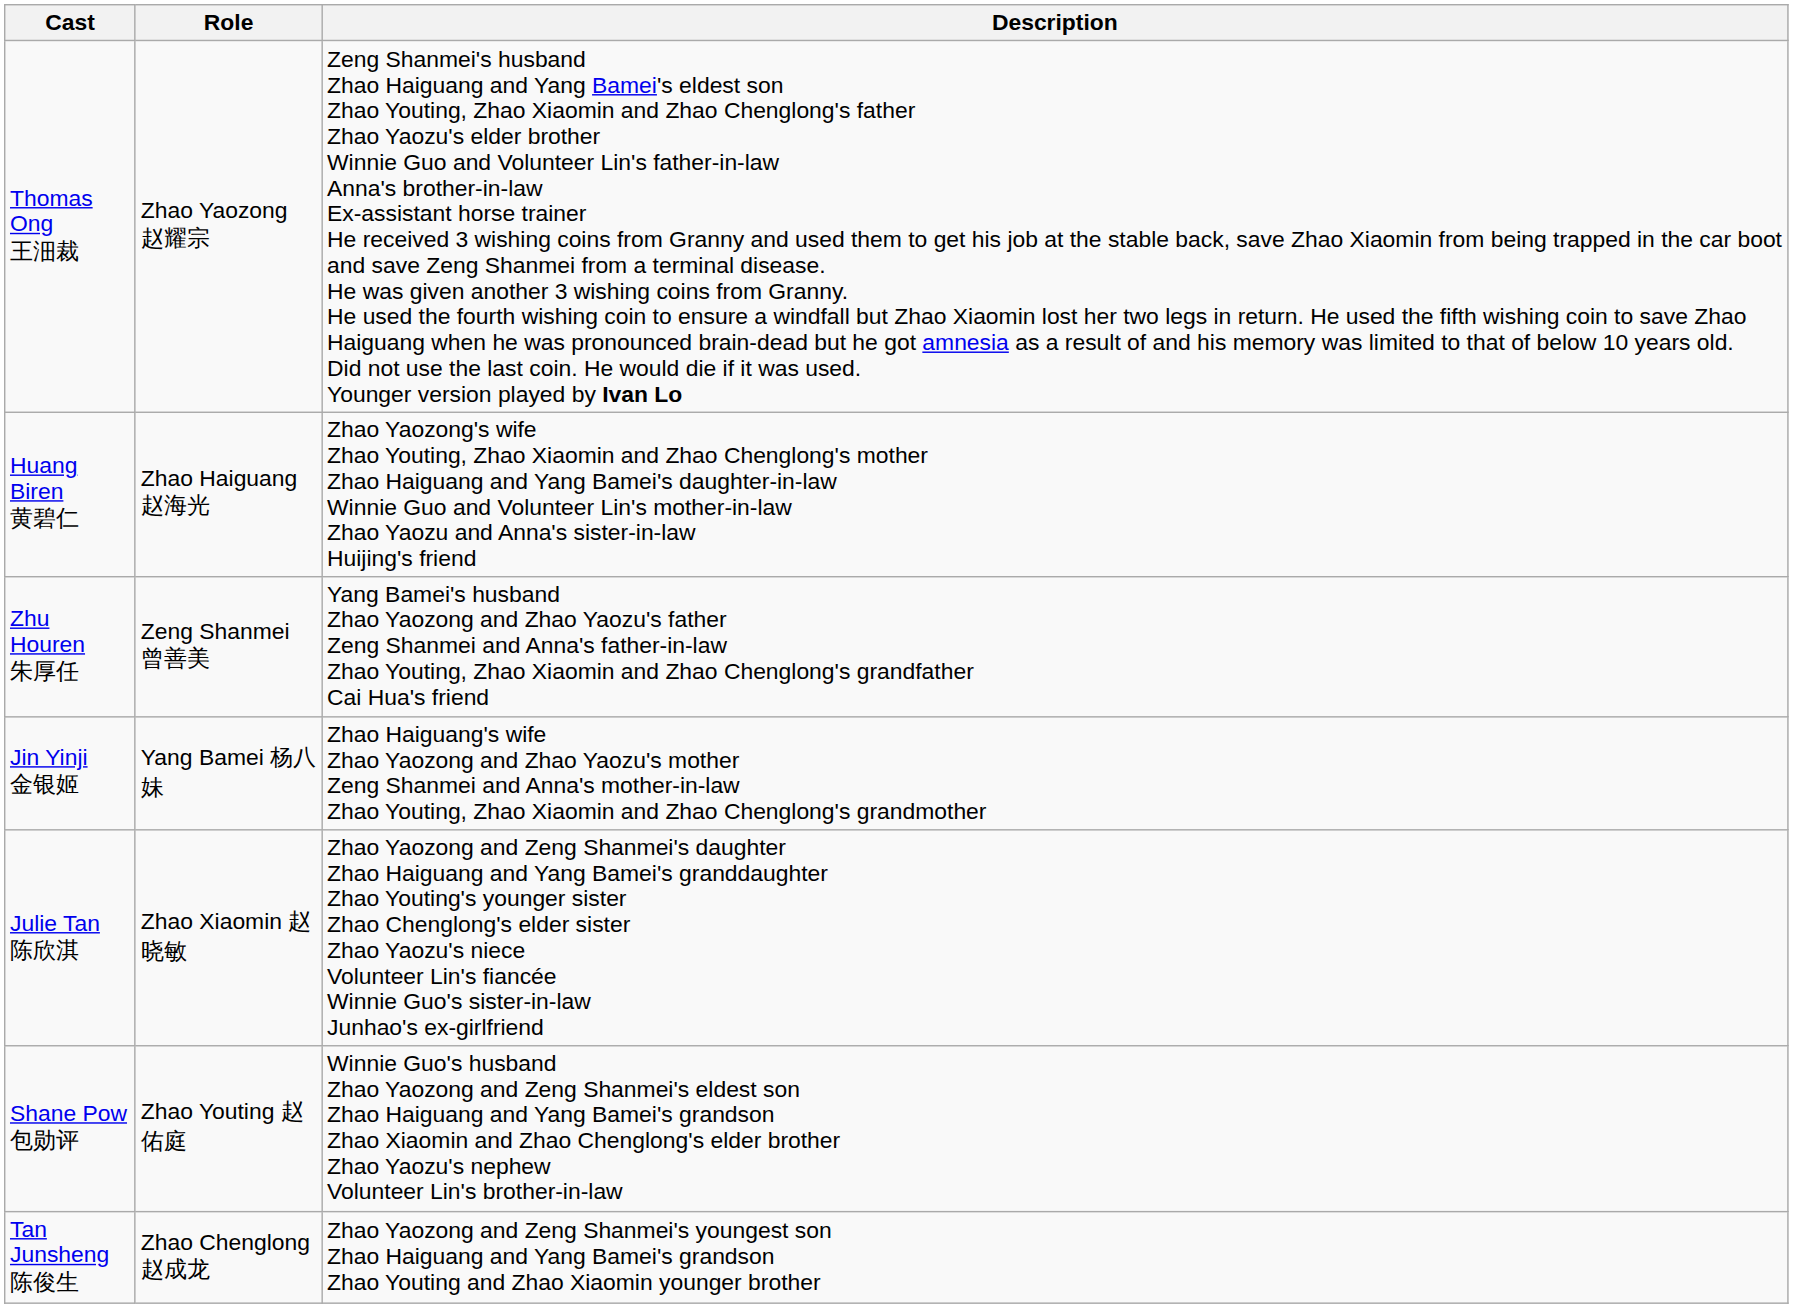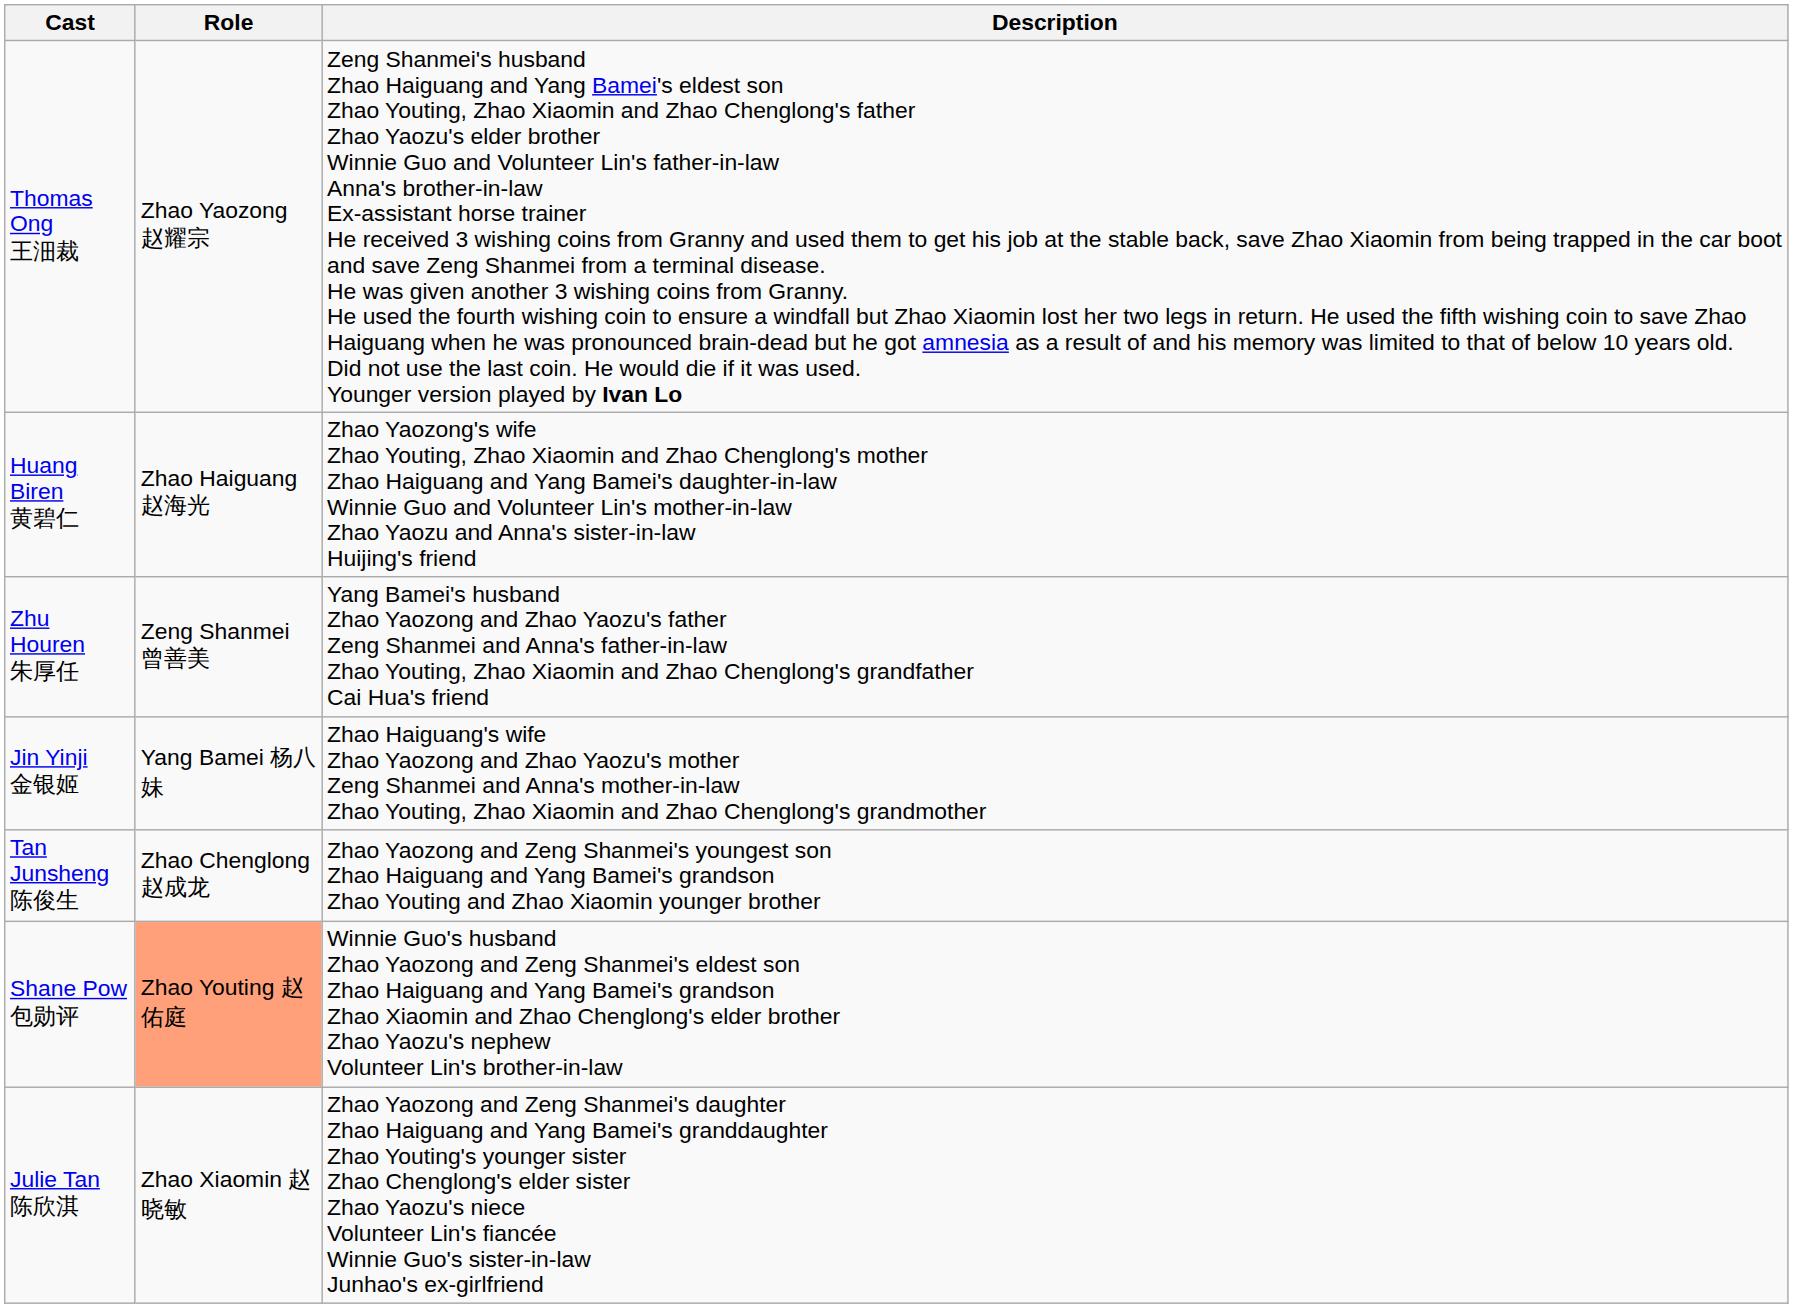rows swapped: (55, 936) <-> (60, 1255)
(222, 1127) no background -> (222, 1003) lightsalmon background
